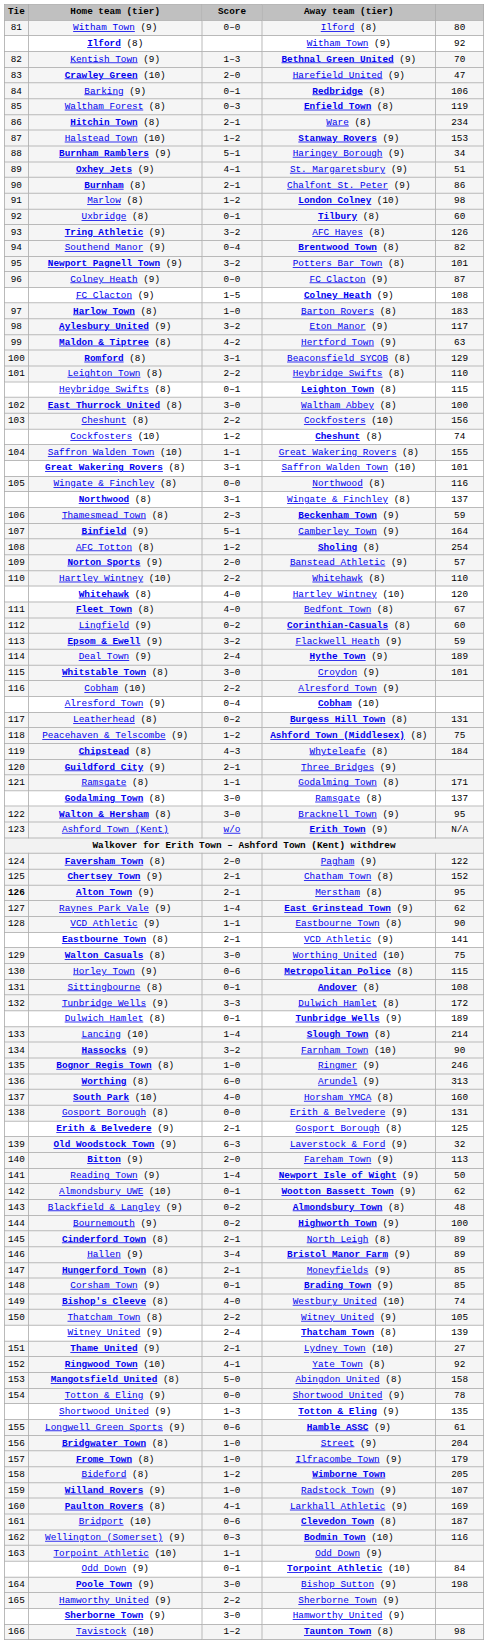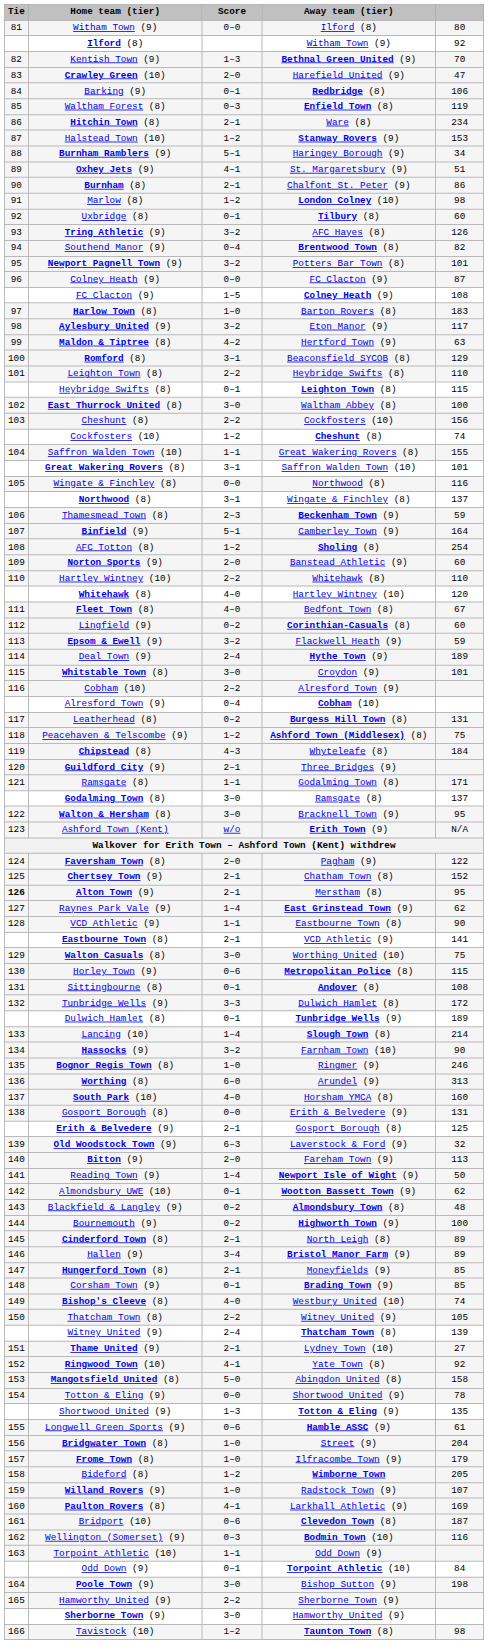(460, 562) 57 -> (460, 562) 60
